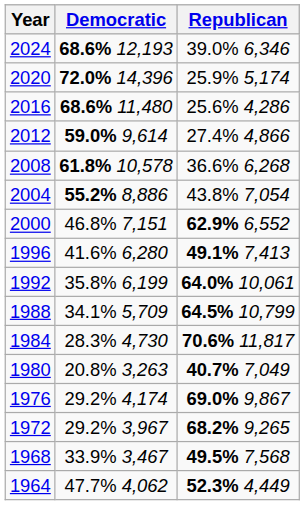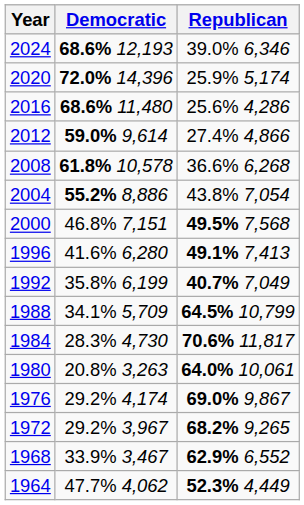(238, 223) 62.9% 6,552 -> (238, 223) 49.5% 7,568
(238, 282) 64.0% 10,061 -> (238, 282) 40.7% 7,049
(238, 369) 40.7% 7,049 -> (238, 369) 64.0% 10,061
(238, 456) 49.5% 7,568 -> (238, 456) 62.9% 6,552
